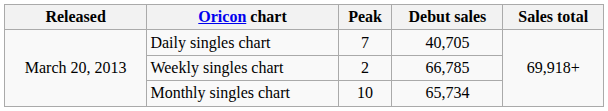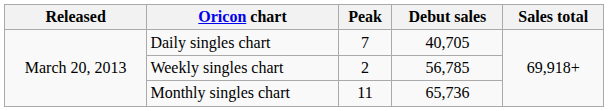(447, 67) 66,785 -> (447, 67) 56,785
(365, 93) 10 -> (365, 93) 11
(447, 93) 65,734 -> (447, 93) 65,736
